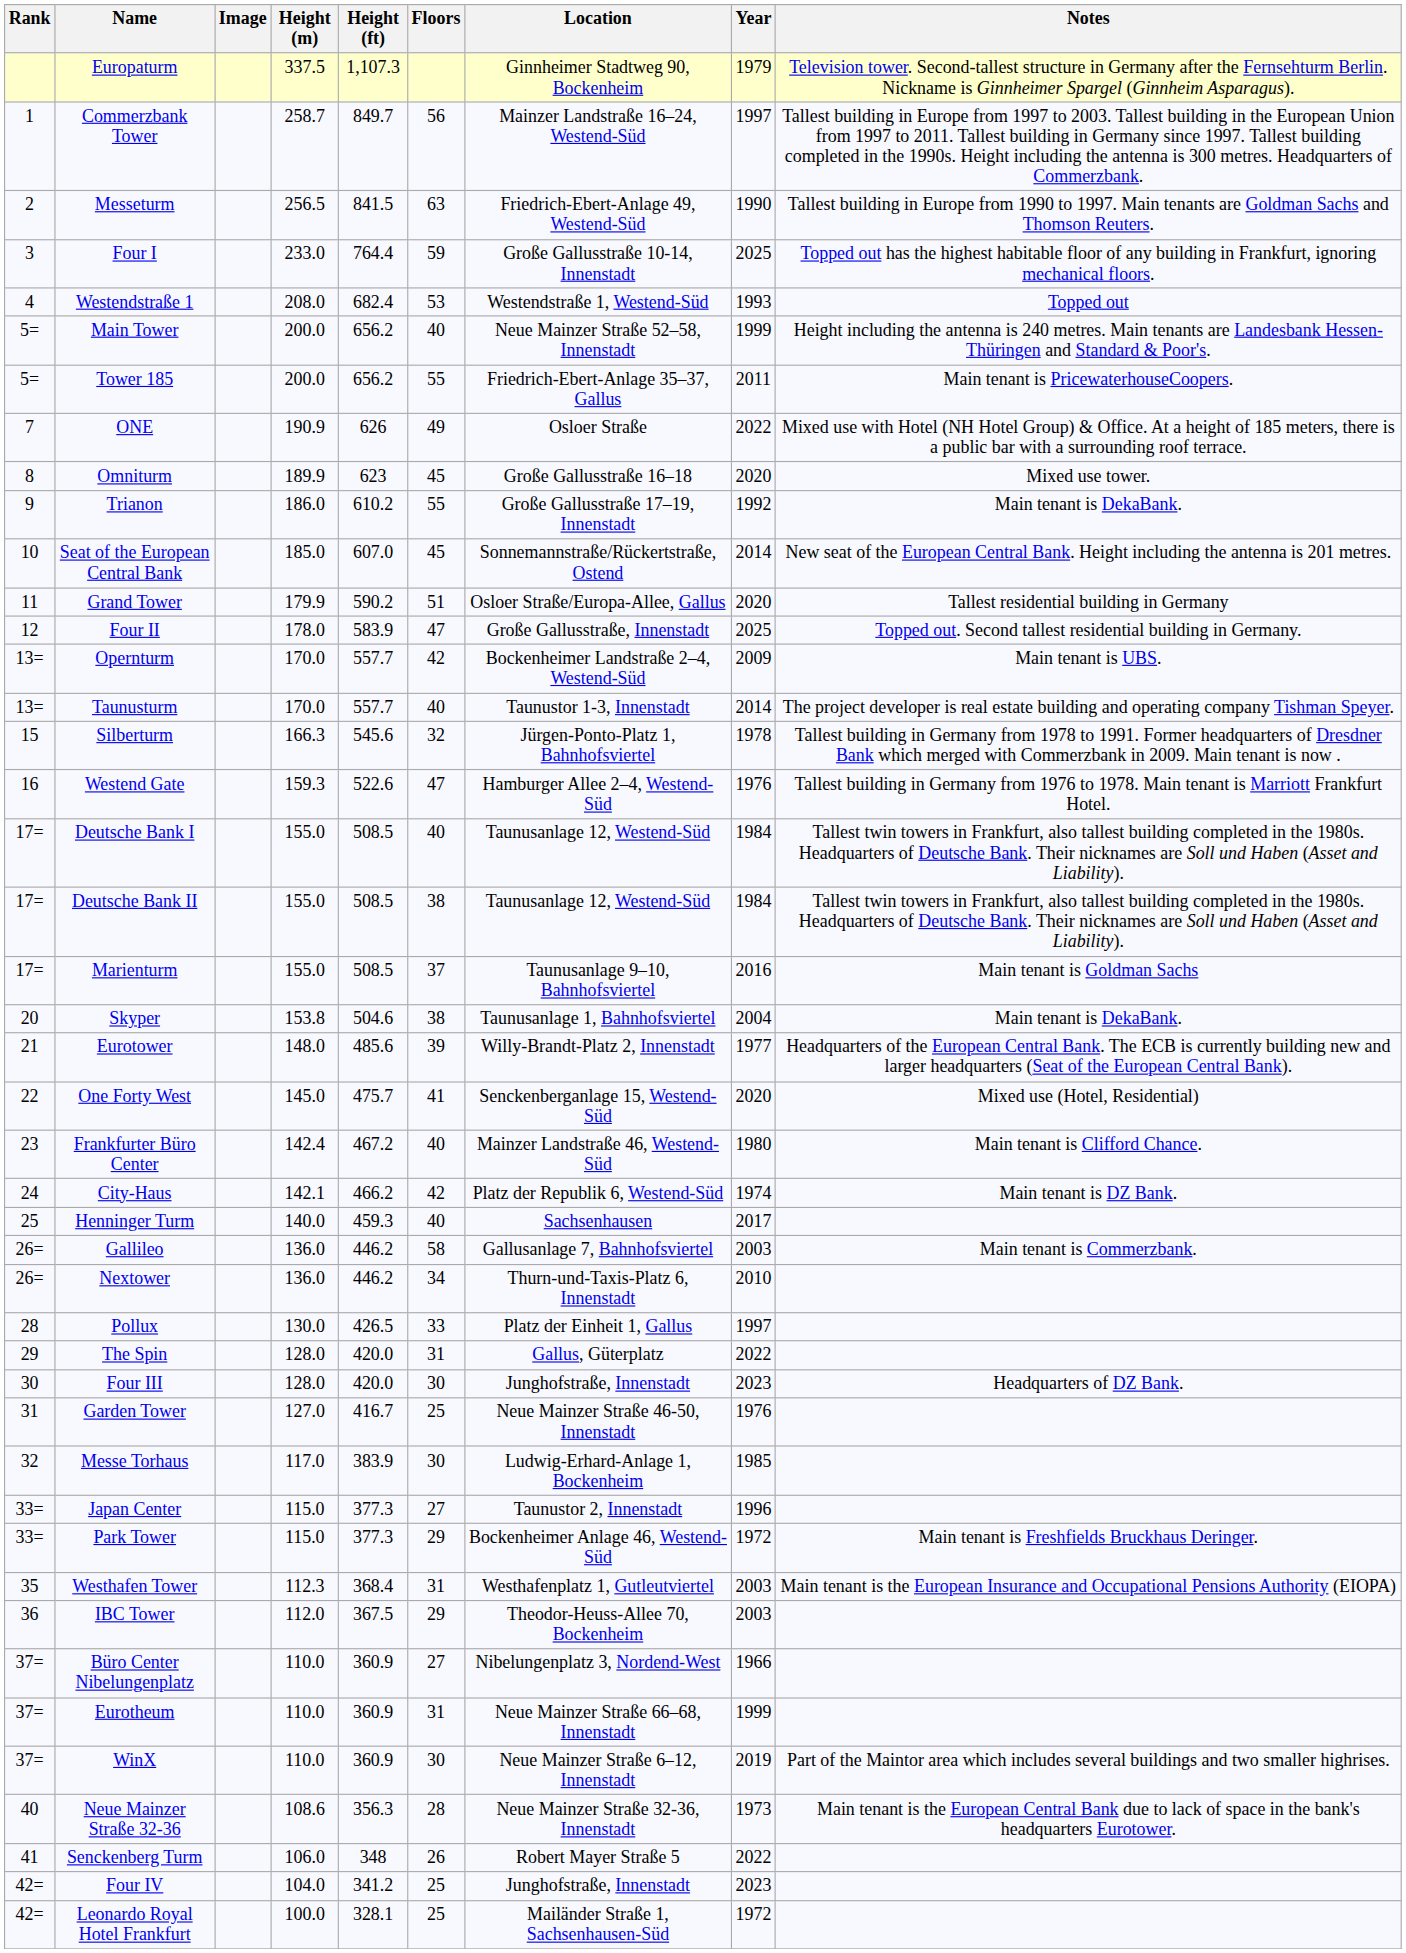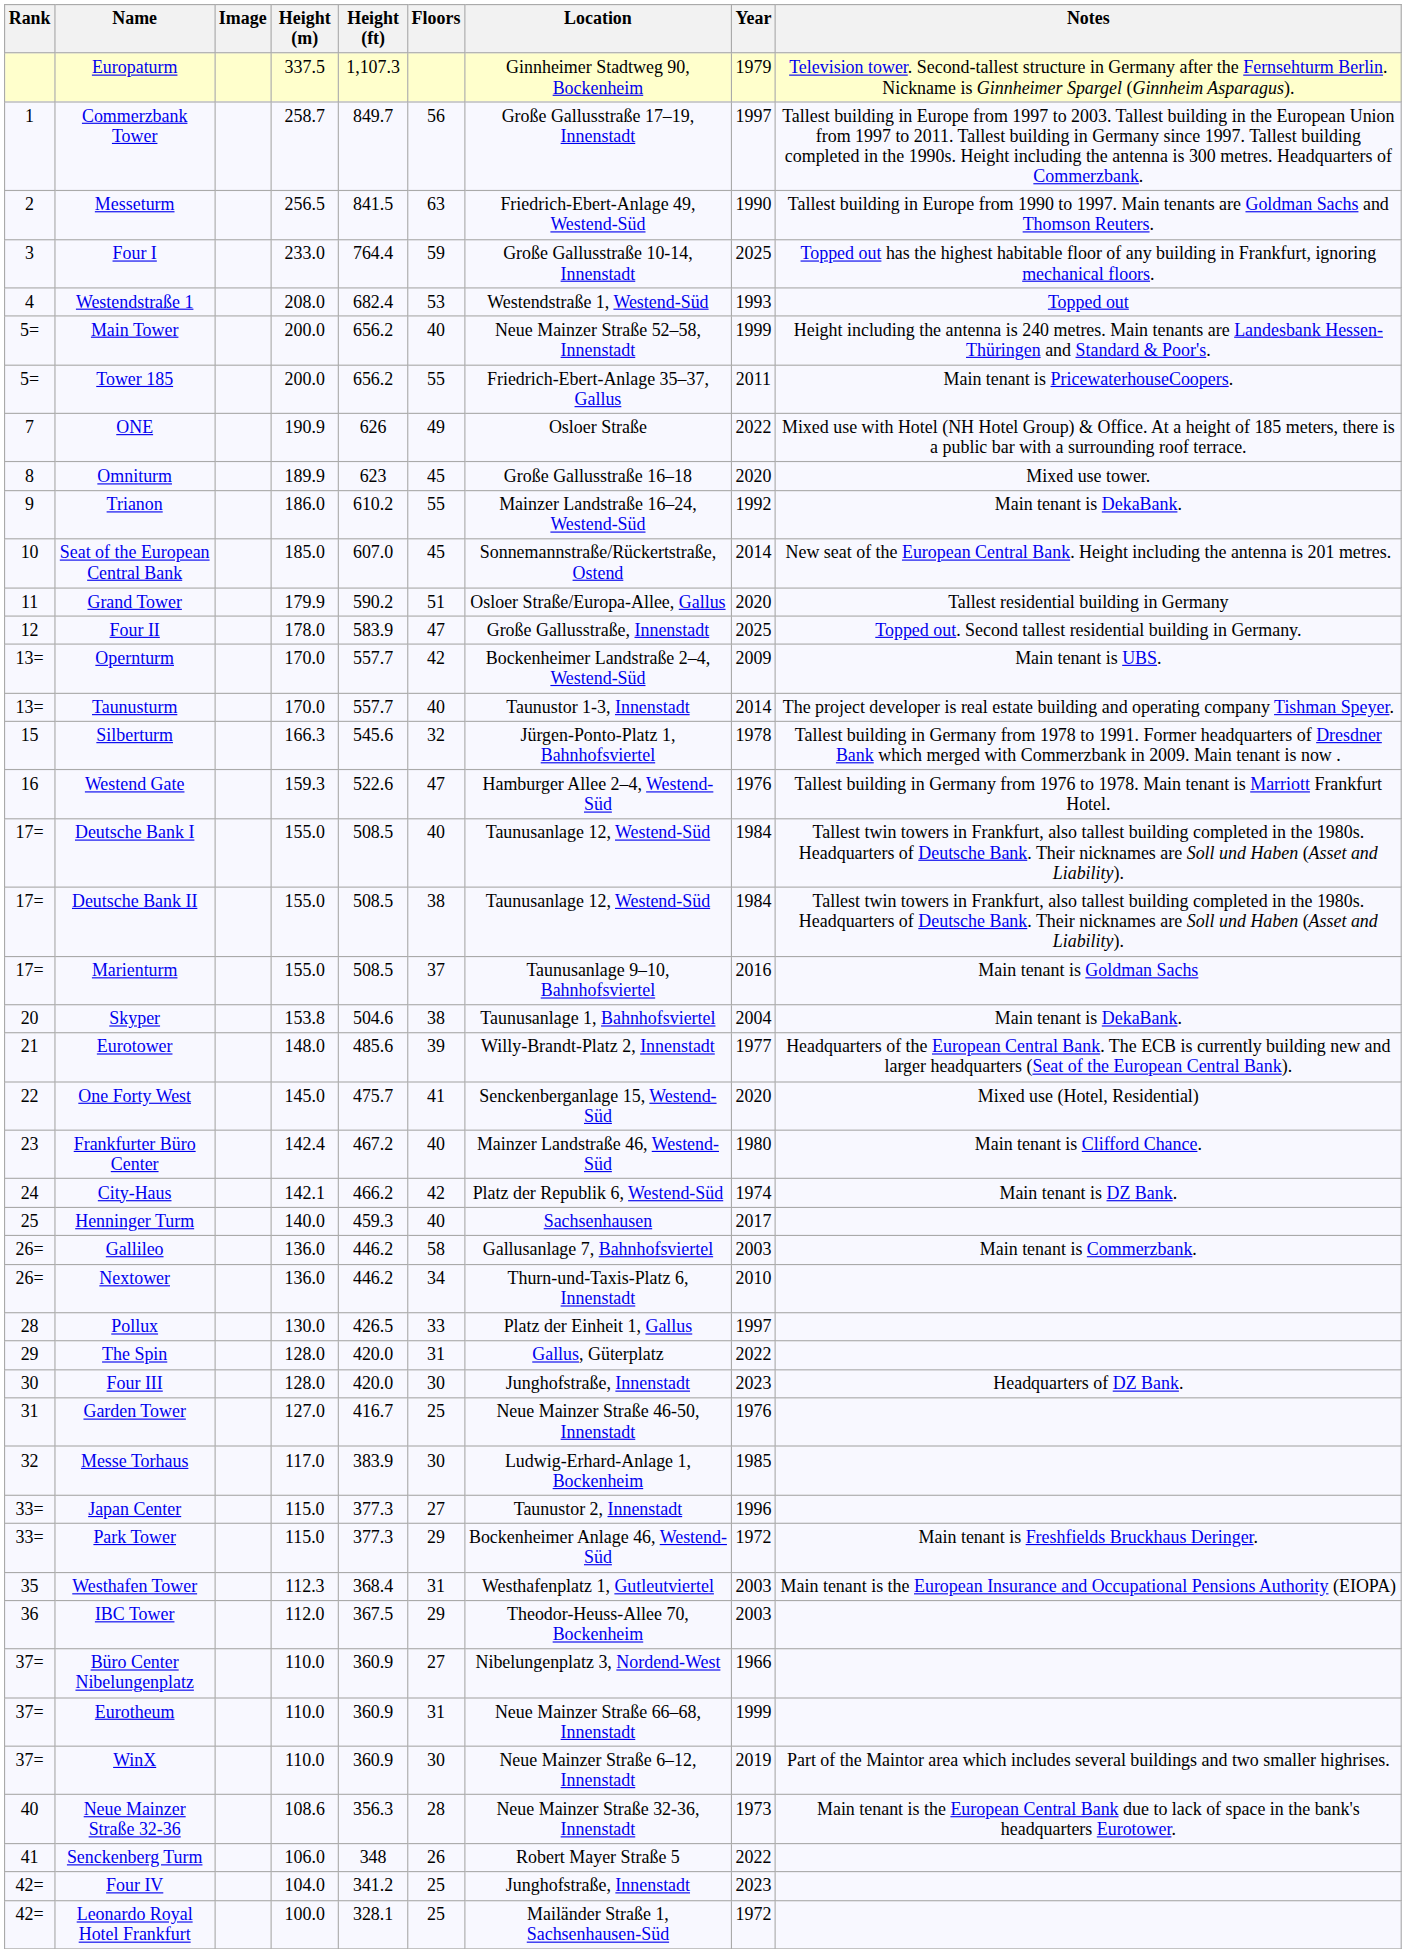(598, 125) Mainzer Landstraße 16–24, Westend-Süd -> (598, 125) Große Gallusstraße 17–19, Innenstadt
(598, 514) Große Gallusstraße 17–19, Innenstadt -> (598, 514) Mainzer Landstraße 16–24, Westend-Süd
